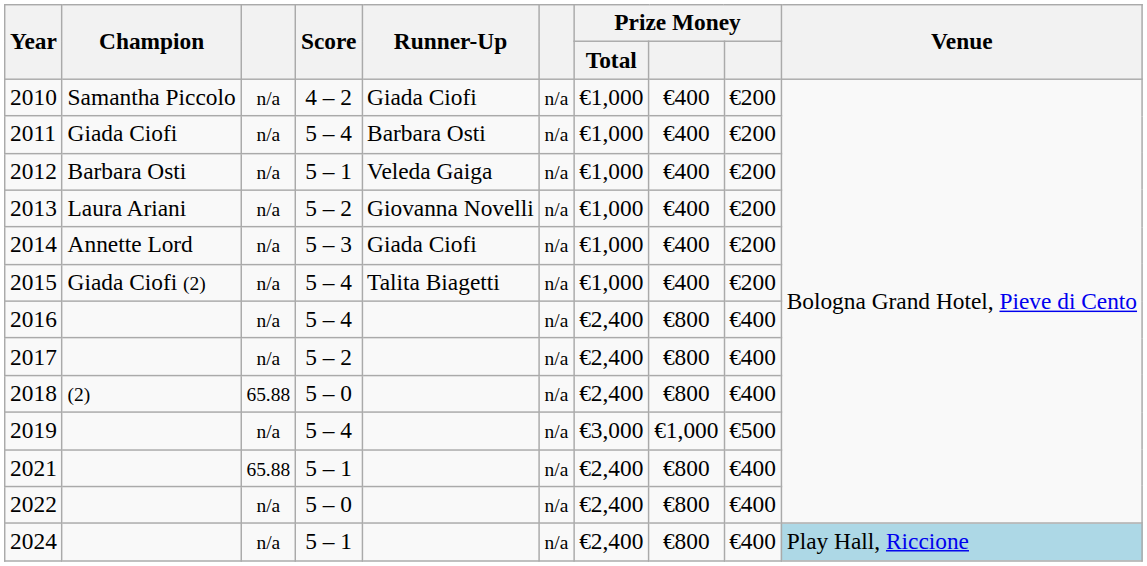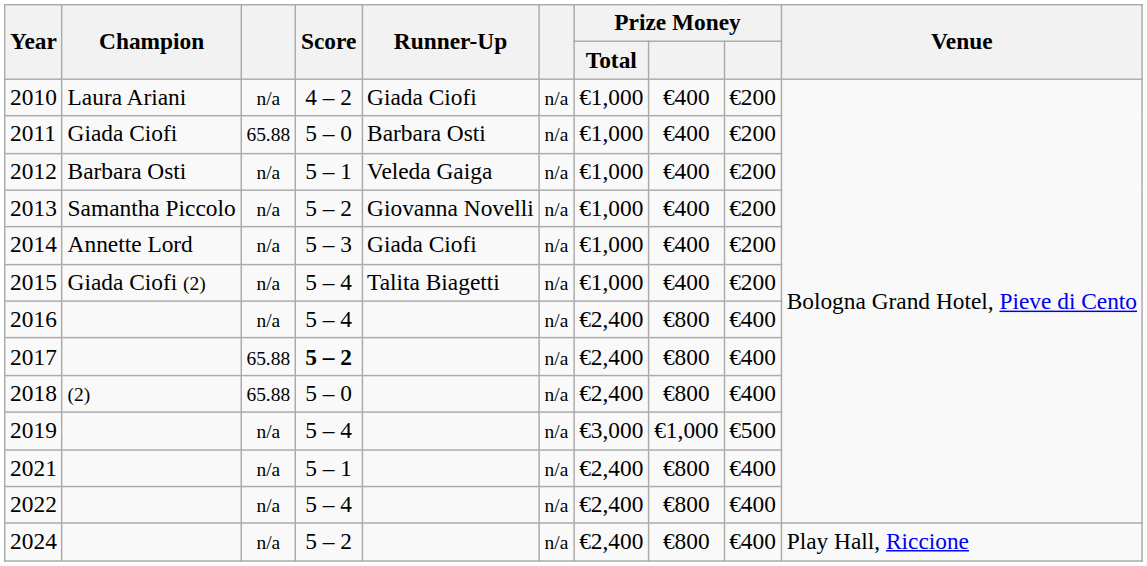(152, 97) Samantha Piccolo -> (127, 97) Laura Ariani
(268, 135) n/a -> (268, 135) 65.88
(329, 134) 5 – 4 -> (329, 134) 5 – 0
(127, 208) Laura Ariani -> (152, 208) Samantha Piccolo
(268, 357) n/a -> (268, 357) 65.88
(329, 356) normal -> (329, 356) bold
(268, 469) 65.88 -> (268, 469) n/a
(329, 504) 5 – 0 -> (329, 504) 5 – 4
(329, 541) 5 – 1 -> (329, 541) 5 – 2
(878, 541) lightblue background -> (878, 541) no background
